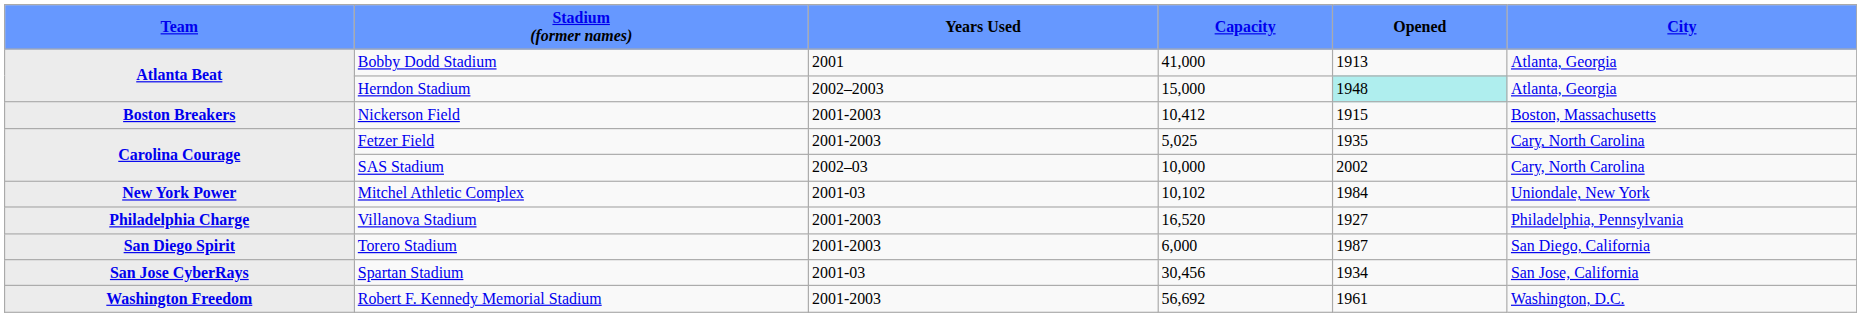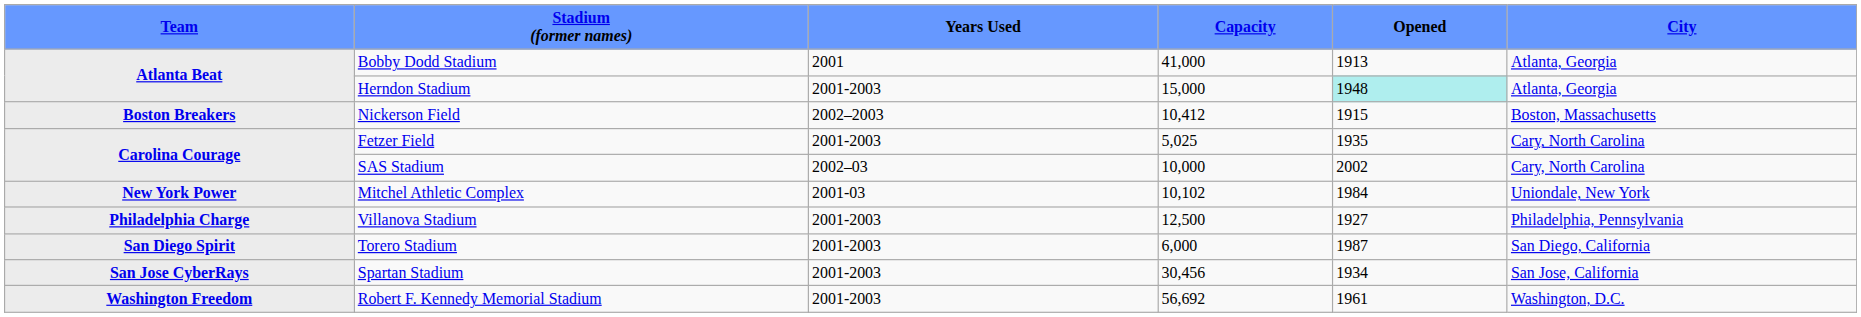(848, 88) 2002–2003 -> (847, 88) 2001-2003
(847, 114) 2001-2003 -> (848, 114) 2002–2003
(1183, 219) 16,520 -> (1183, 219) 12,500
(839, 272) 2001-03 -> (847, 272) 2001-2003
